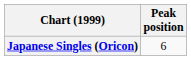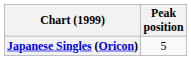(164, 45) 6 -> (164, 45) 5
